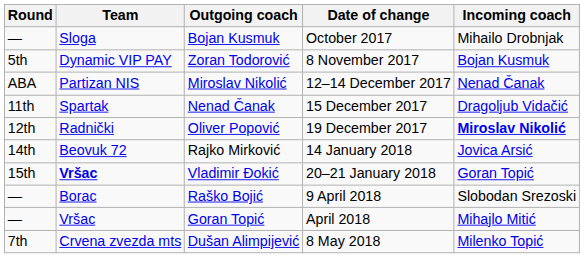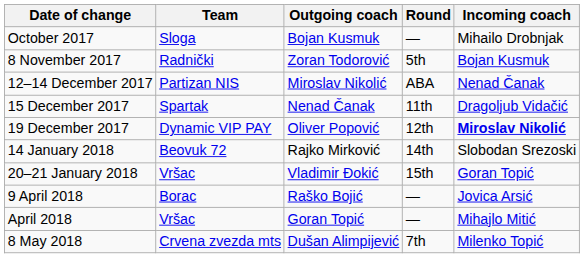columns swapped: (30, 15) <-> (378, 15)
(116, 60) Dynamic VIP PAY -> (186, 60) Radnički
(87, 128) Radnički -> (215, 128) Dynamic VIP PAY
(495, 151) Jovica Arsić -> (517, 151) Slobodan Srezoski
(78, 173) bold -> (177, 173) normal
(517, 196) Slobodan Srezoski -> (495, 196) Jovica Arsić
